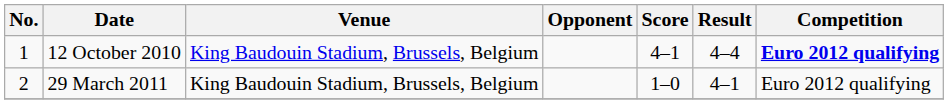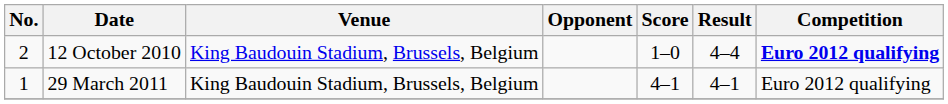(24, 51) 1 -> (24, 51) 2
(665, 51) 4–1 -> (665, 51) 1–0
(24, 83) 2 -> (24, 83) 1
(665, 83) 1–0 -> (665, 83) 4–1
